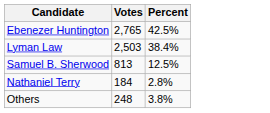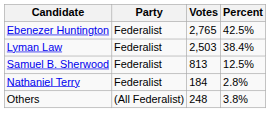+ column: (149, 13)
